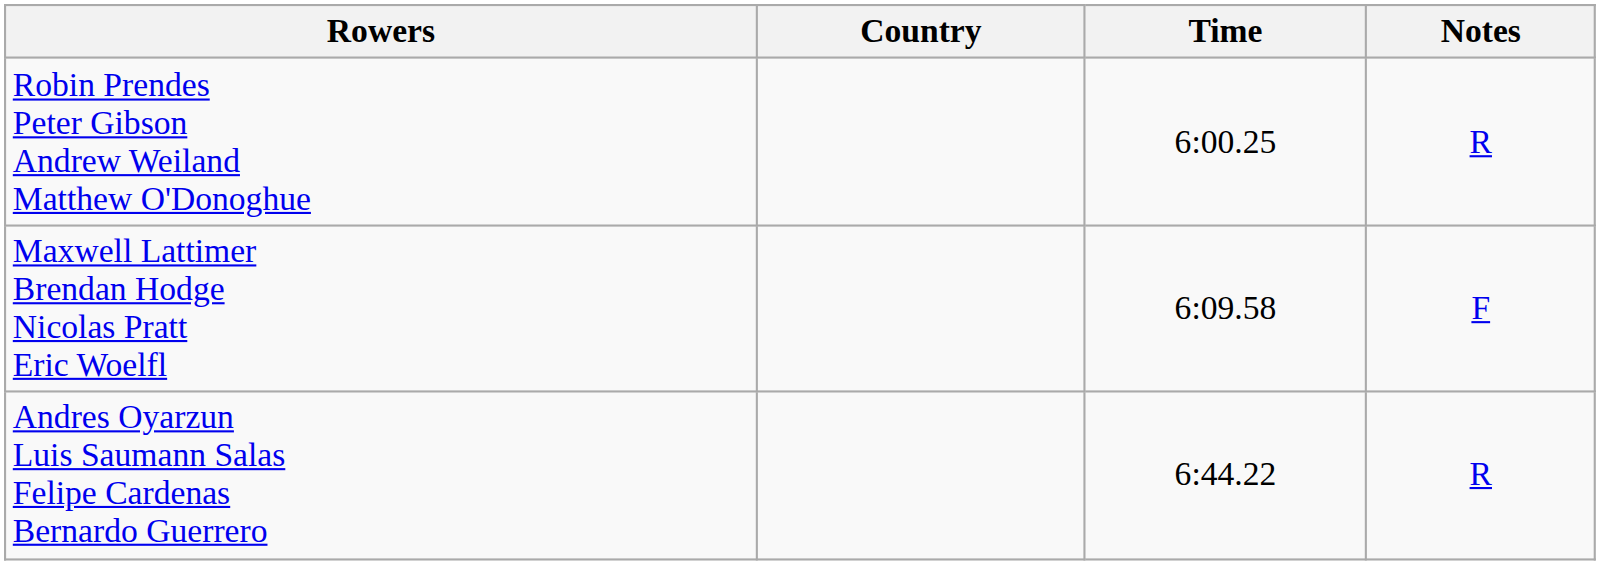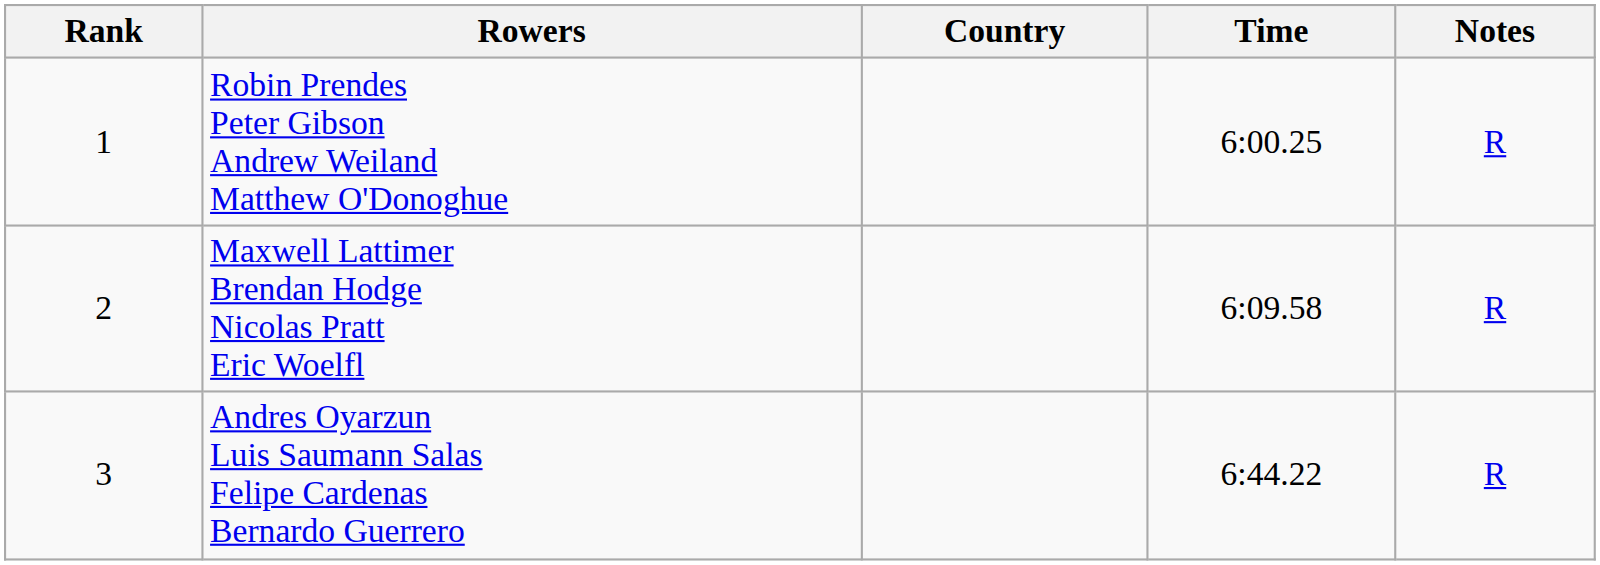+ column: (104, 31)
(1481, 307) F -> (1495, 307) R
